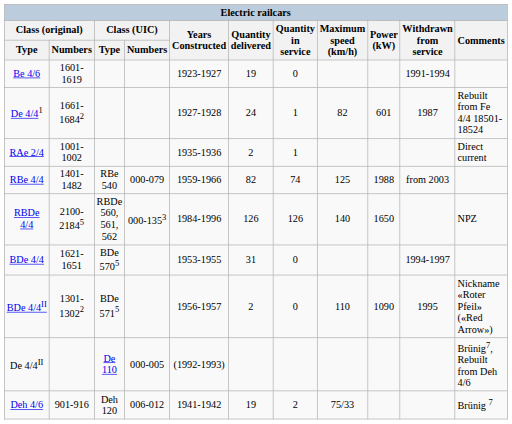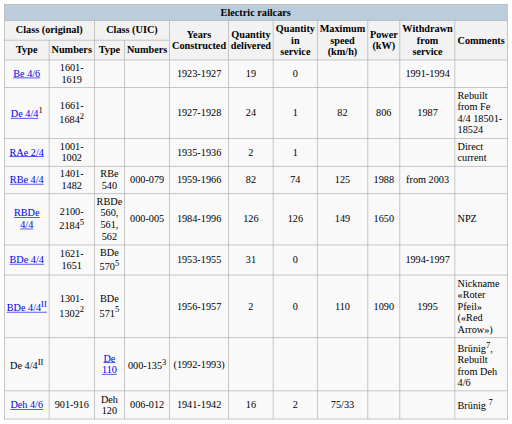(384, 113) 601 -> (384, 113) 806
(147, 219) 000-1353 -> (147, 219) 000-005
(342, 219) 140 -> (342, 219) 149
(147, 364) 000-005 -> (147, 364) 000-1353
(251, 405) 19 -> (251, 405) 16
